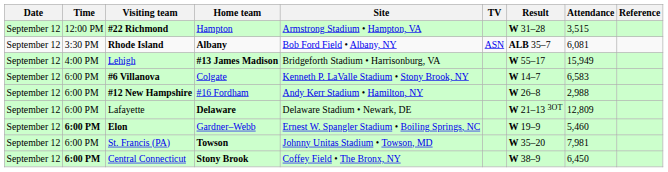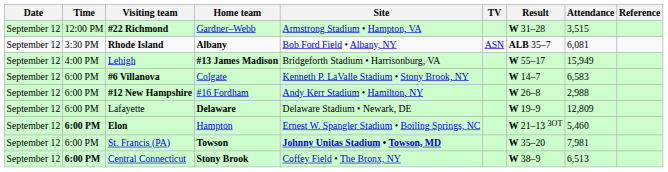(215, 28) Hampton -> (226, 28) Gardner–Webb
(536, 109) W 21–13 3OT -> (524, 108) W 19–9
(226, 126) Gardner–Webb -> (215, 125) Hampton
(524, 126) W 19–9 -> (536, 125) W 21–13 3OT
(358, 142) normal -> (362, 142) bold
(578, 159) 6,450 -> (578, 159) 6,513
